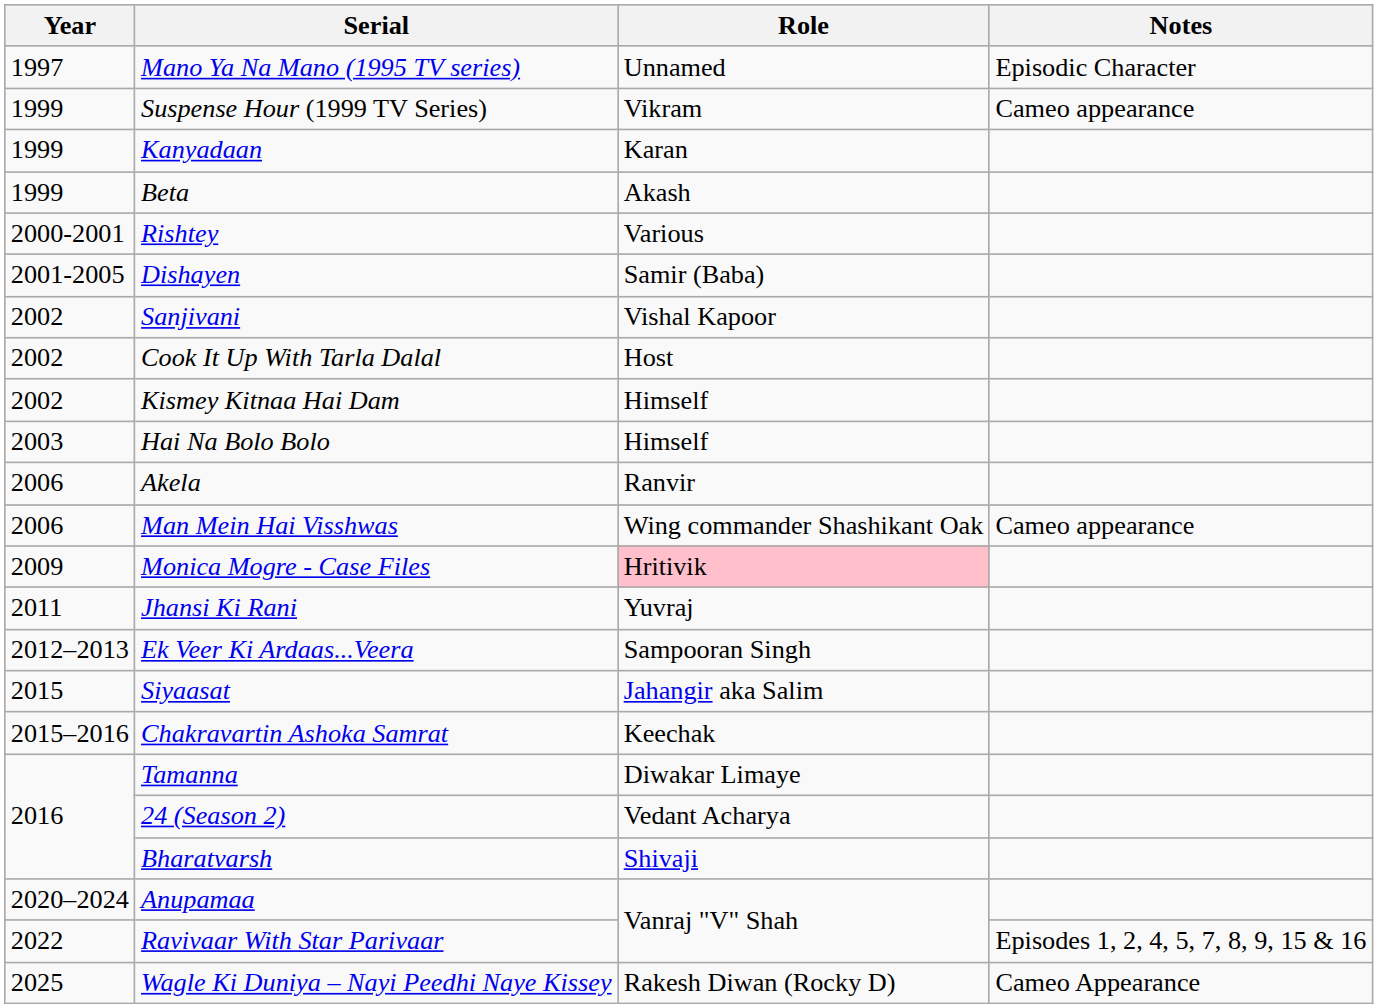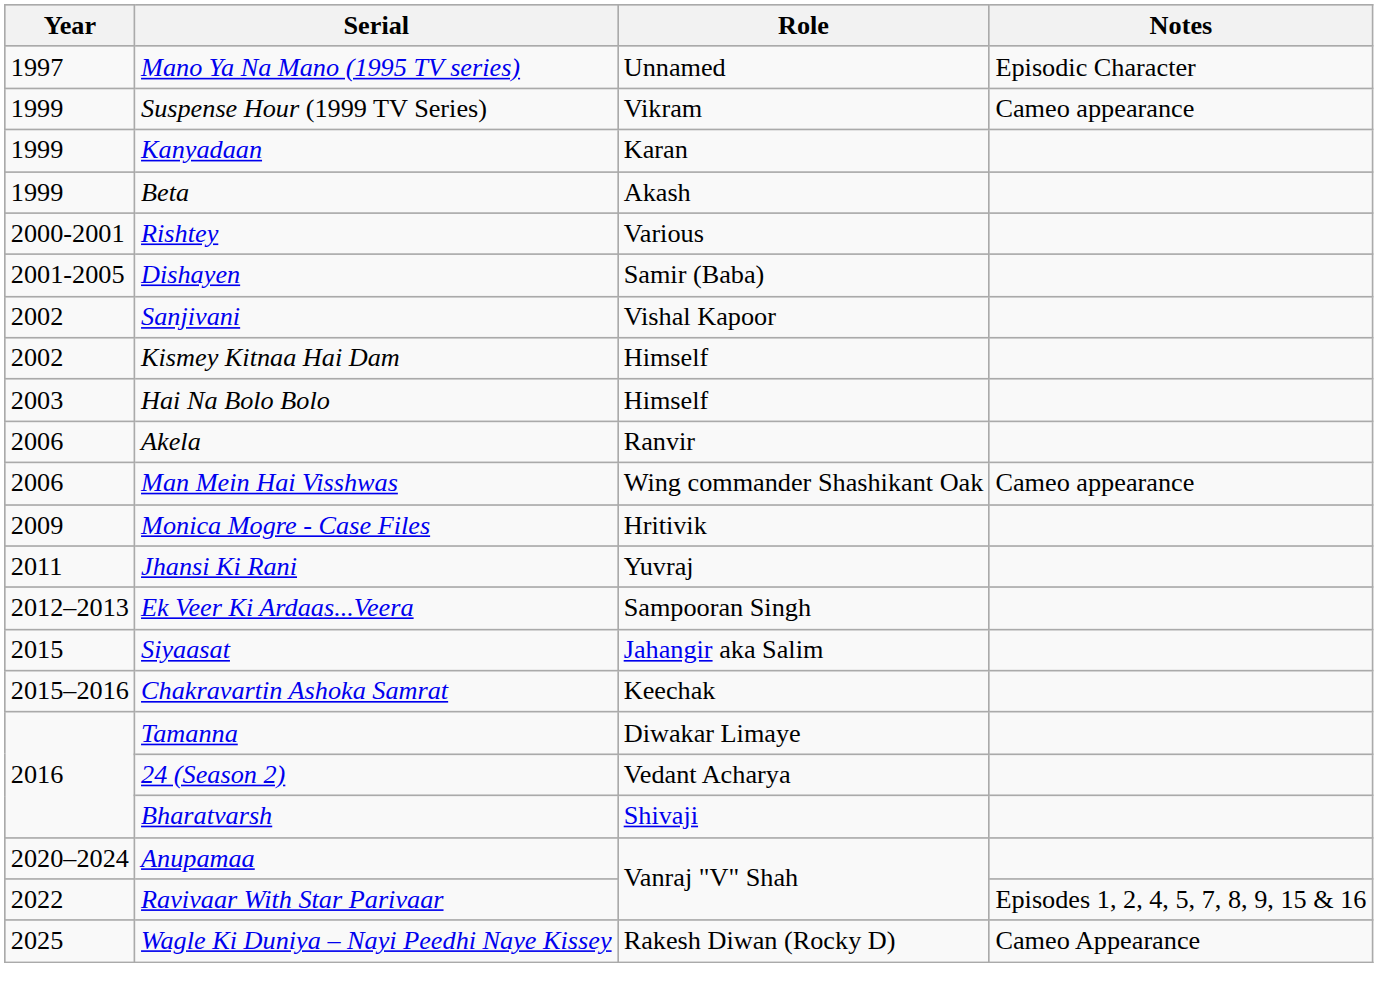- row: (291, 358)
(665, 566) pink background -> (665, 524) no background
